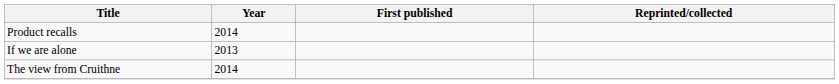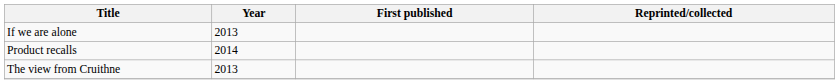rows swapped: (42, 50) <-> (42, 32)
(226, 69) 2014 -> (226, 69) 2013
